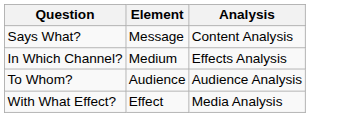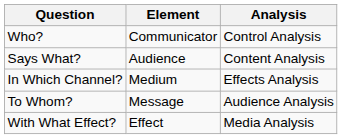+ row: (25, 36)
(156, 36) Message -> (157, 58) Audience
(157, 79) Audience -> (156, 101) Message
